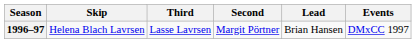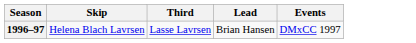- column: (248, 13)
